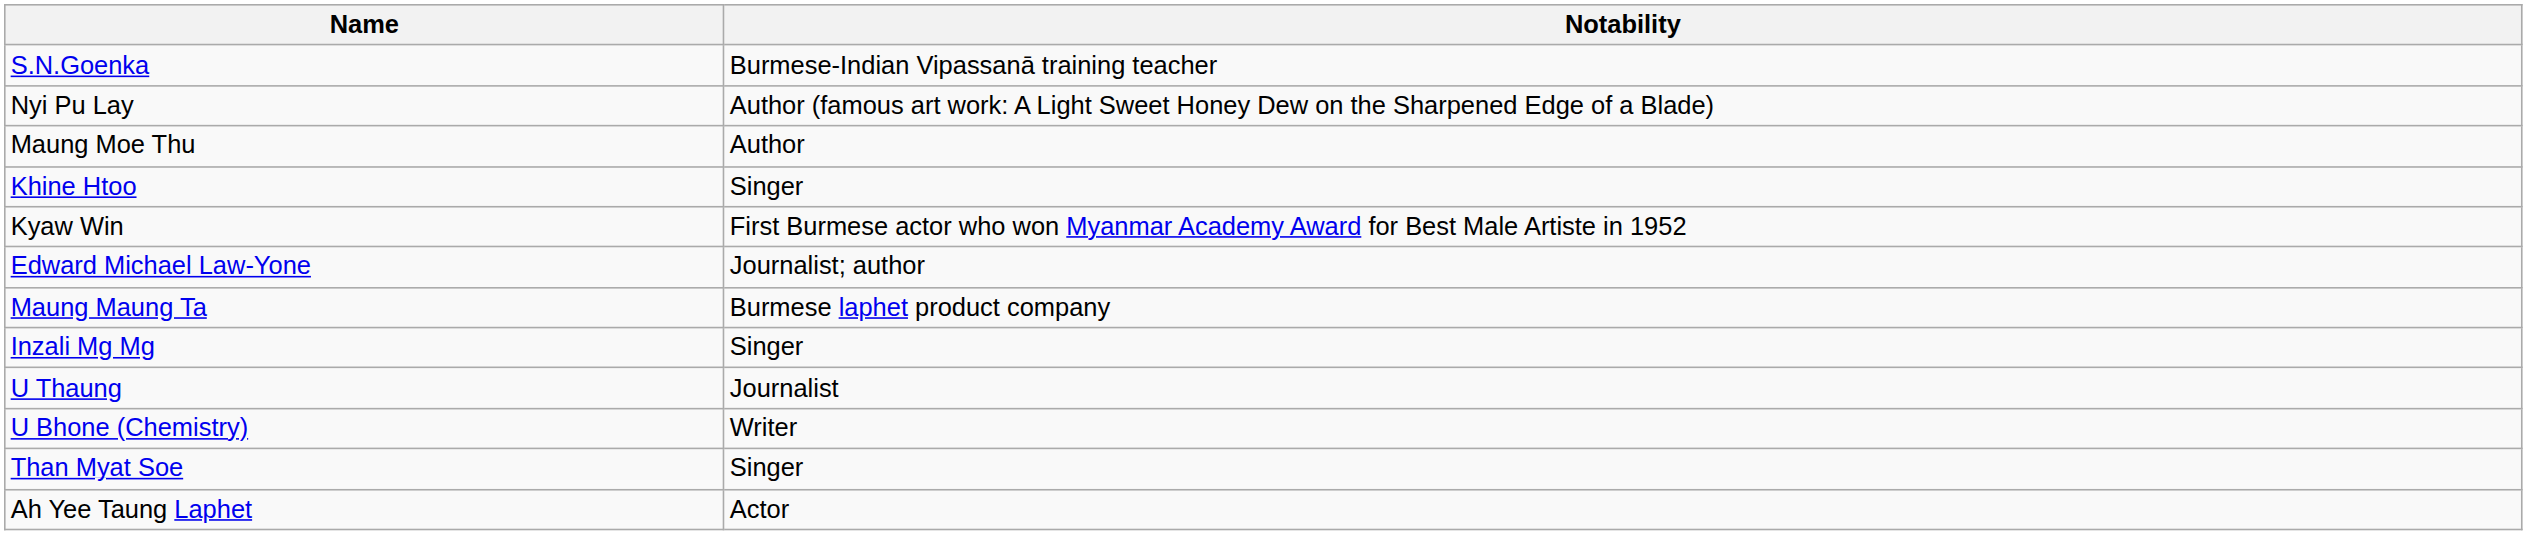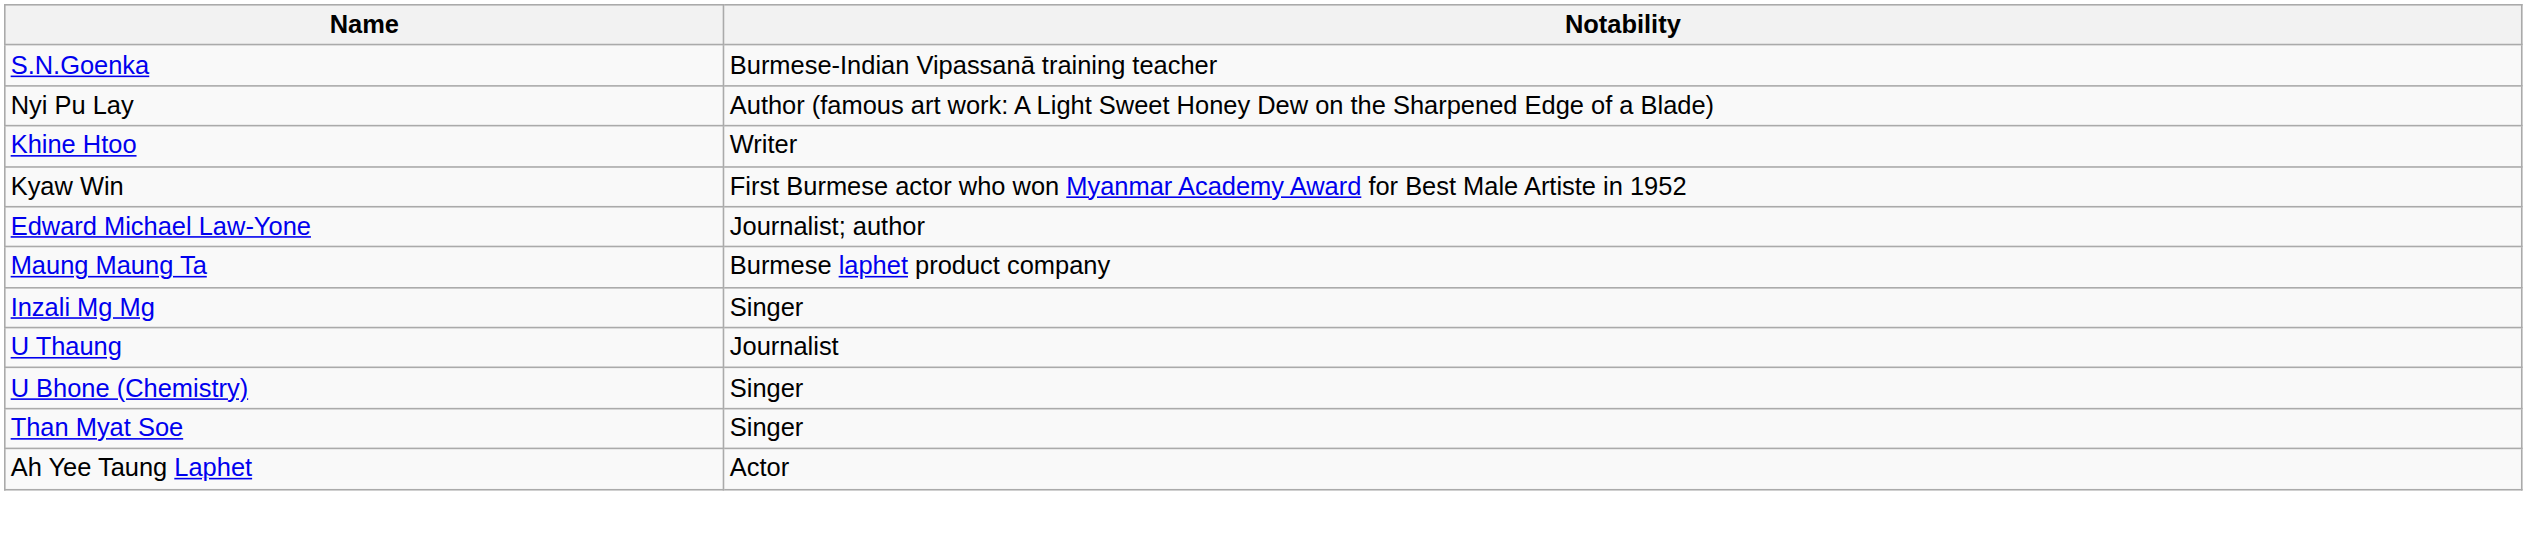- row: (103, 145)
(767, 186) Singer -> (763, 145) Writer
(763, 428) Writer -> (767, 387) Singer
